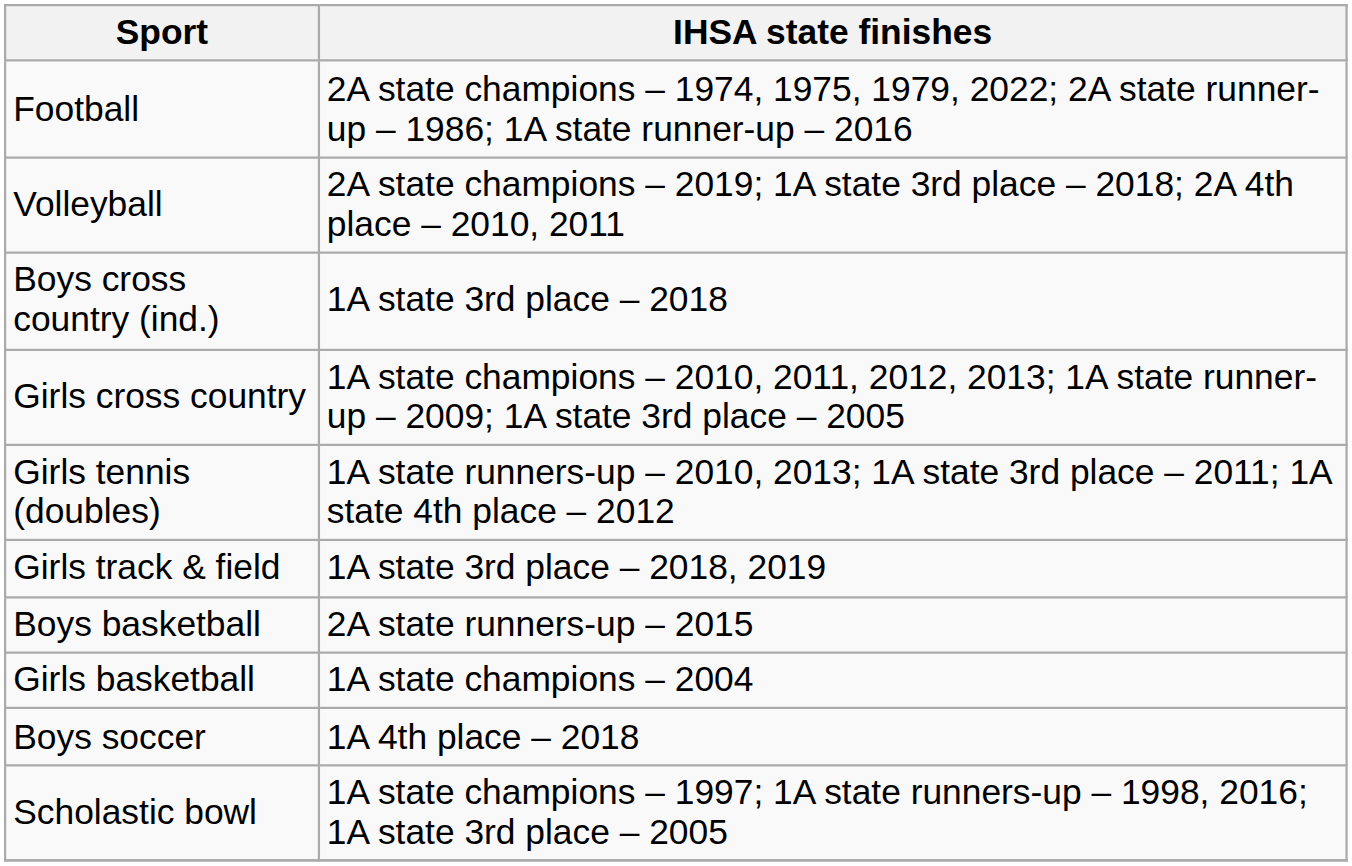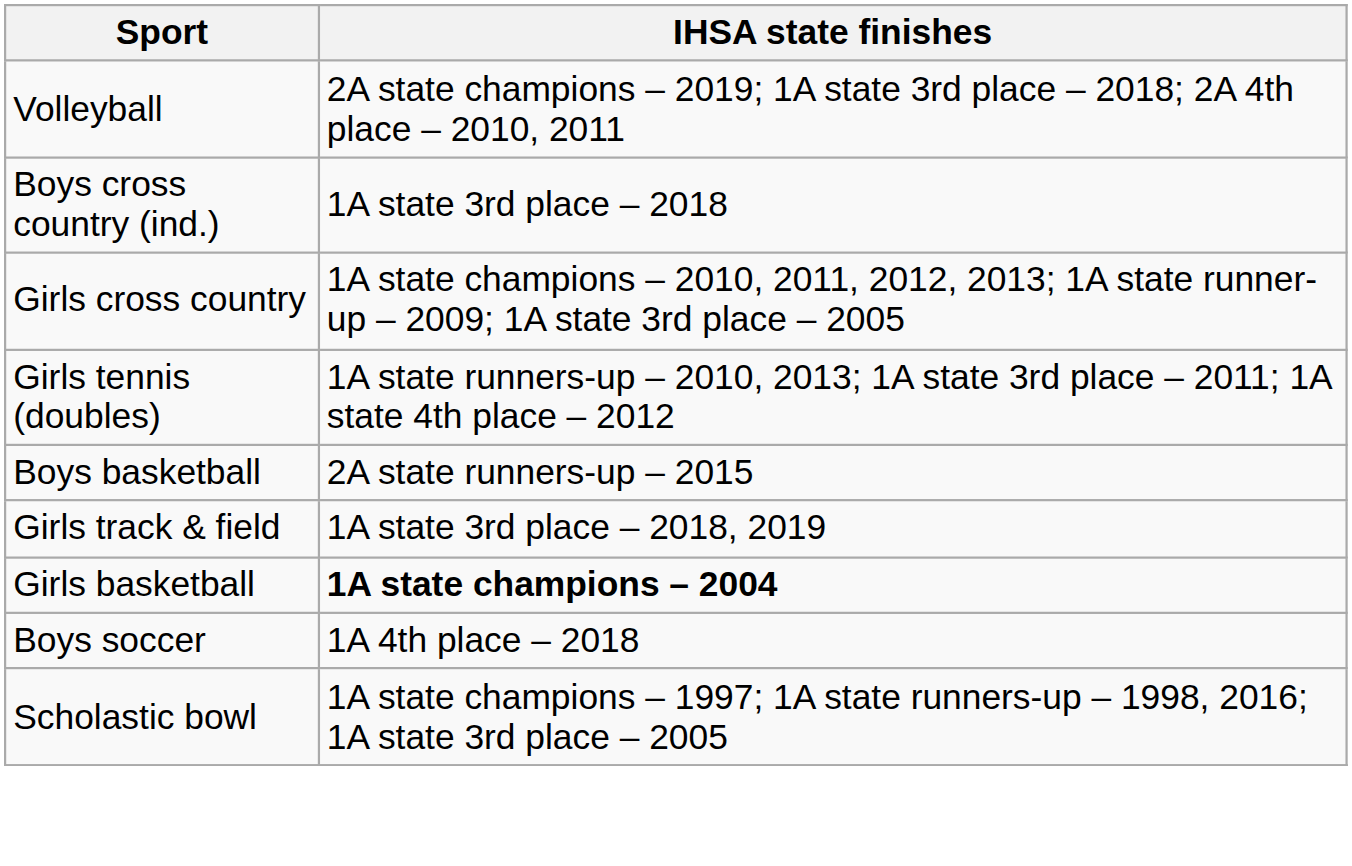- row: (76, 108)
rows swapped: (147, 567) <-> (137, 623)
(540, 680) normal -> (552, 584) bold
